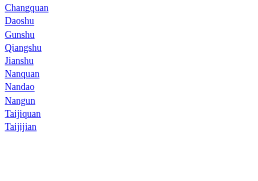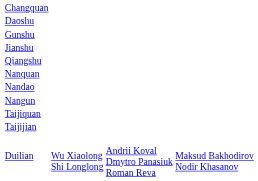rows swapped: (19, 61) <-> (23, 48)
+ row: (19, 156)
